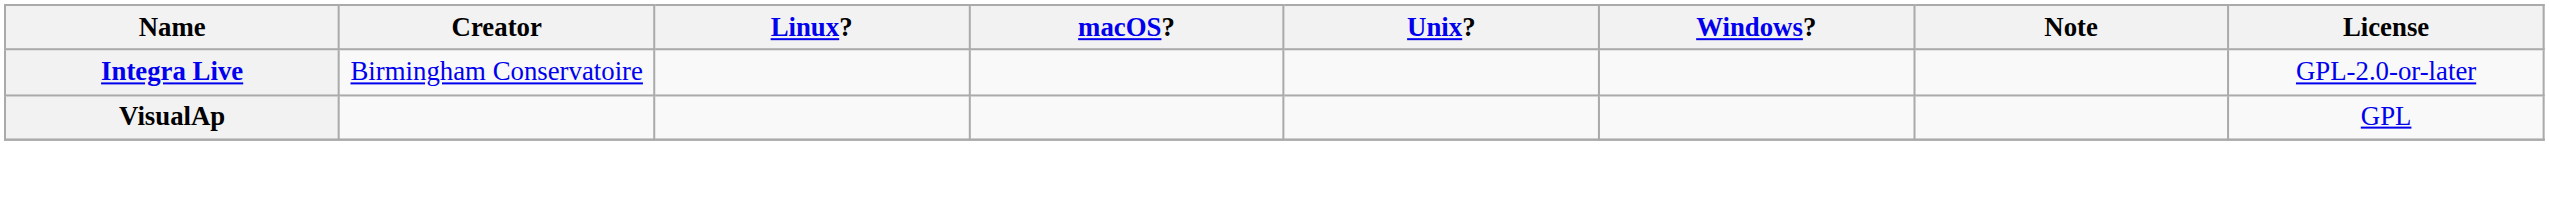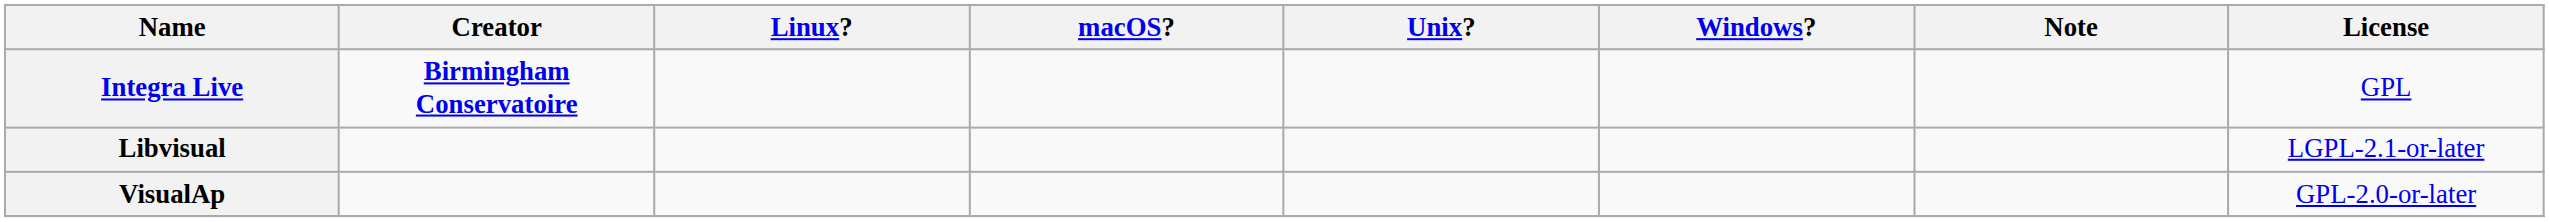(497, 72) normal -> (497, 88) bold
(2386, 72) GPL-2.0-or-later -> (2386, 88) GPL
+ row: (172, 149)
(2386, 116) GPL -> (2386, 193) GPL-2.0-or-later
